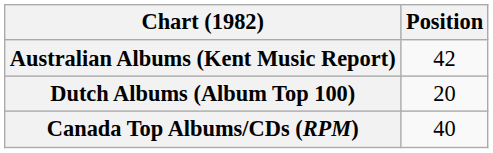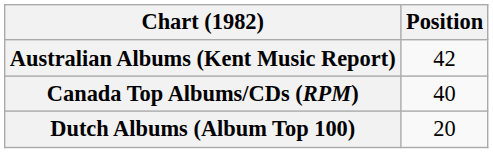rows swapped: (203, 128) <-> (203, 93)
